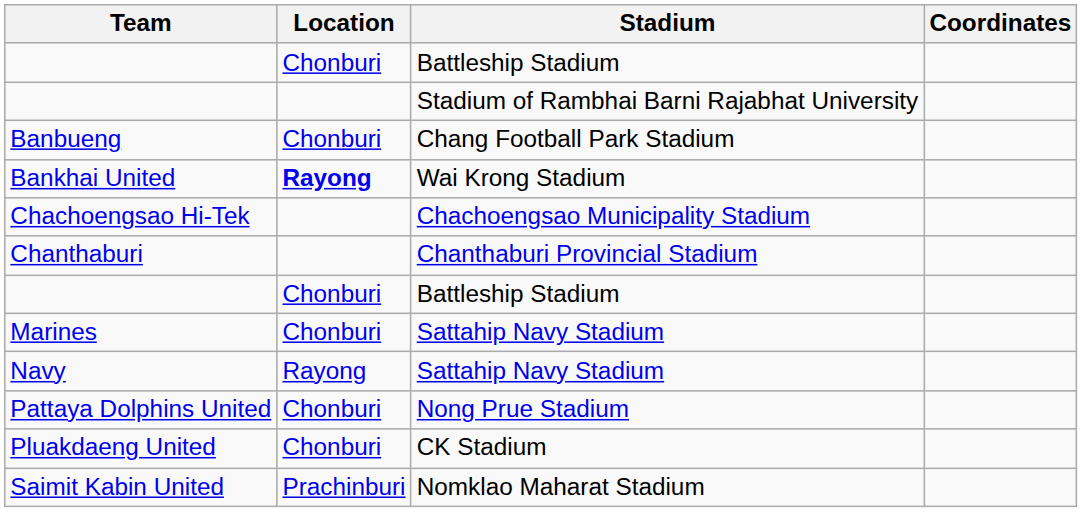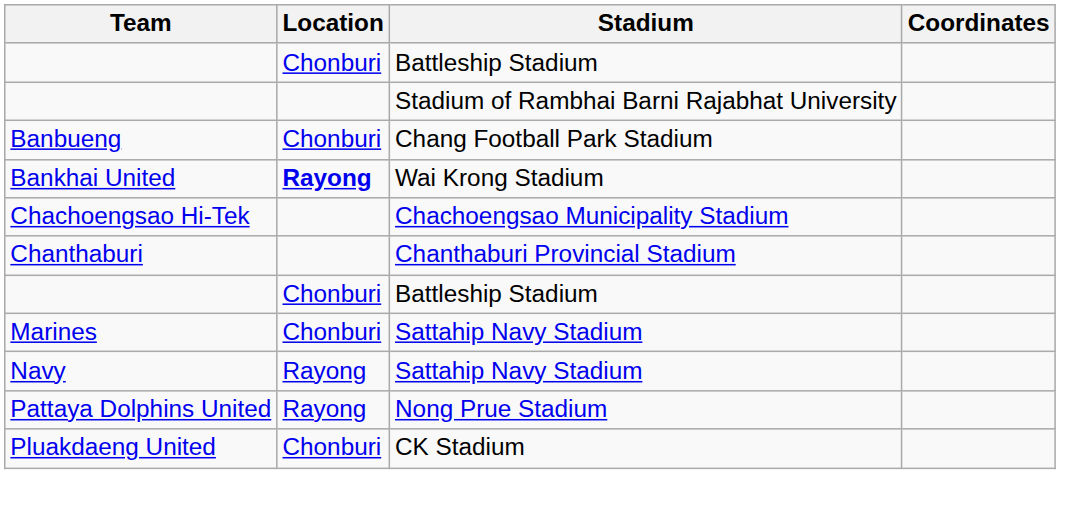(332, 409) Chonburi -> (324, 409) Rayong
- row: (117, 486)
